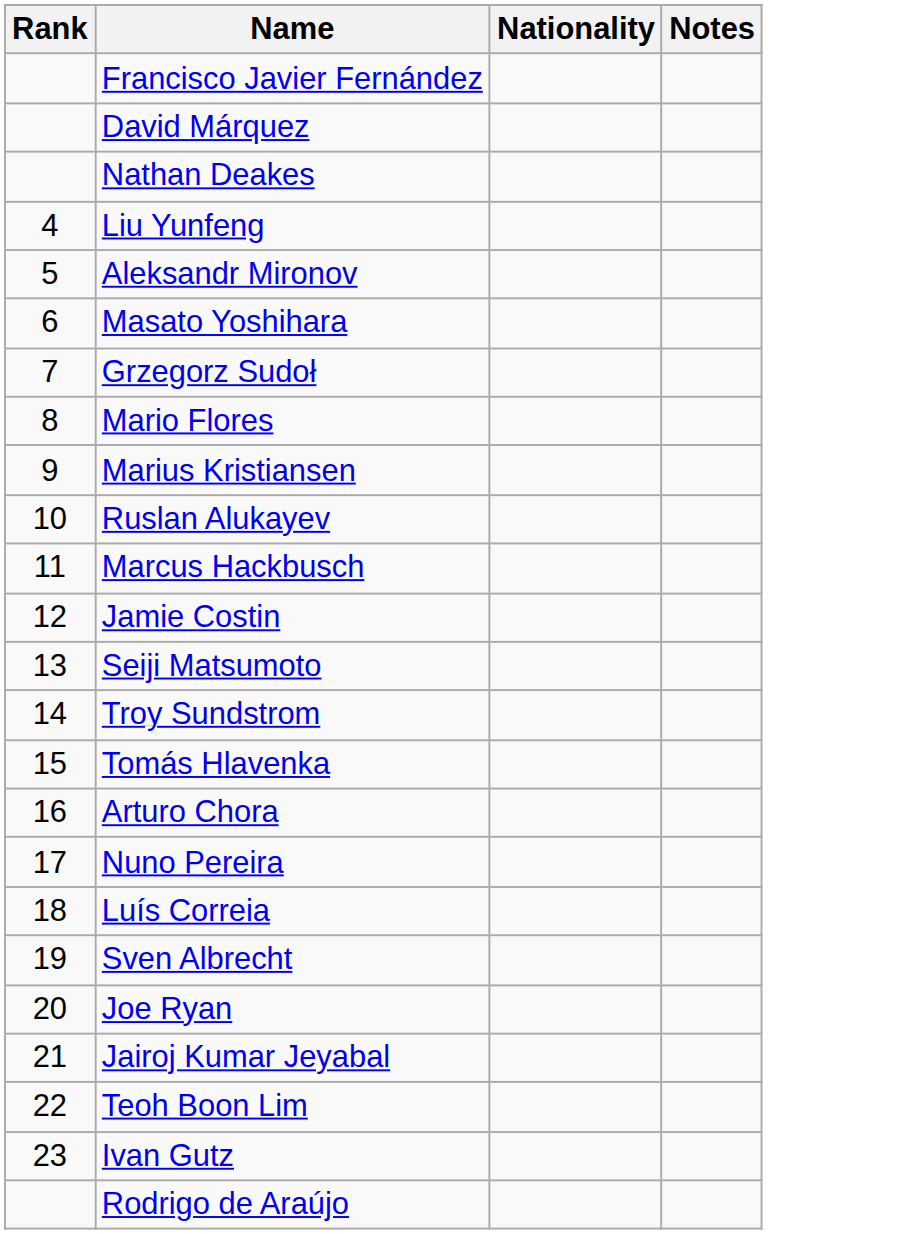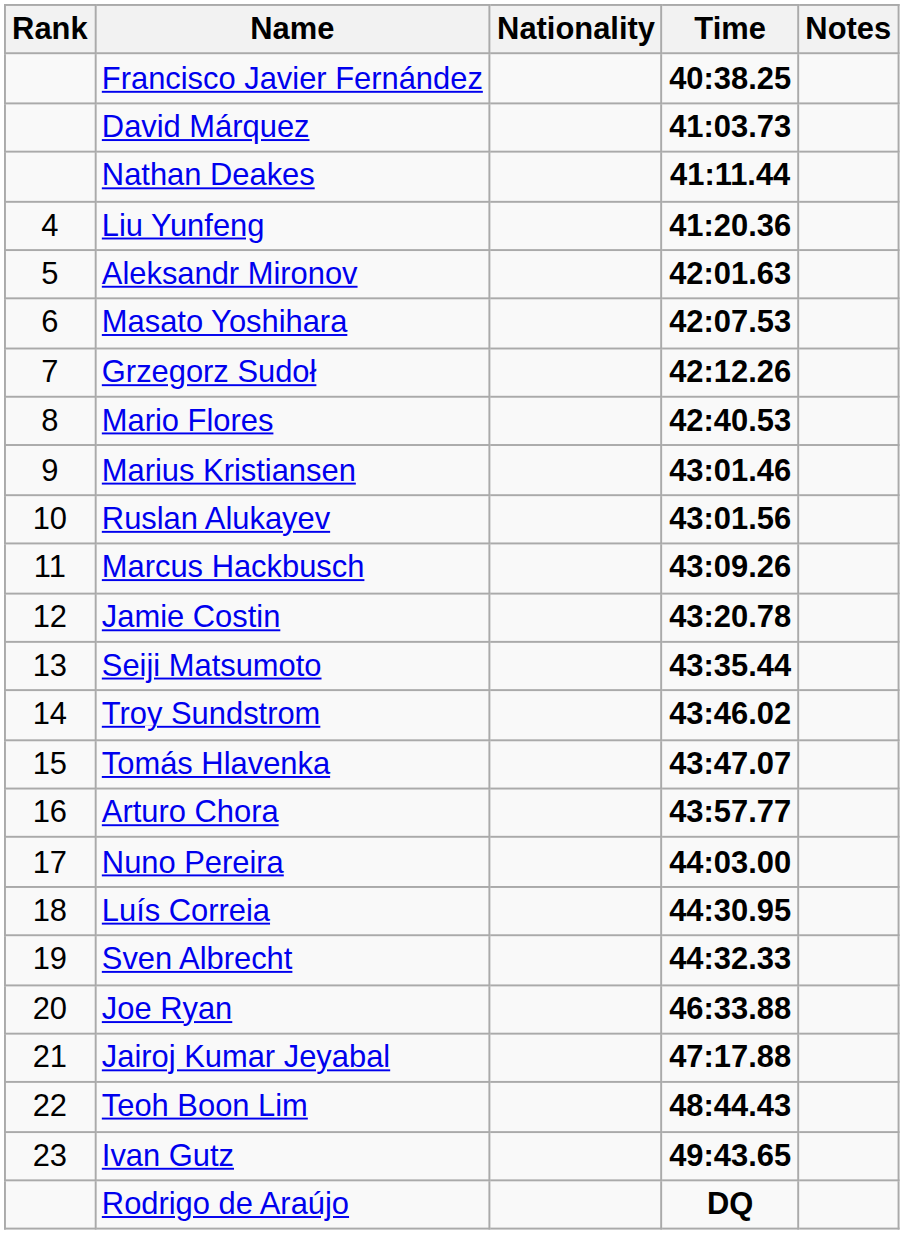+ column: (730, 28)
